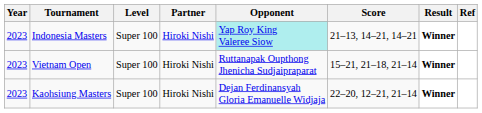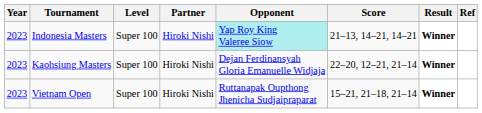rows swapped: (62, 65) <-> (72, 94)
